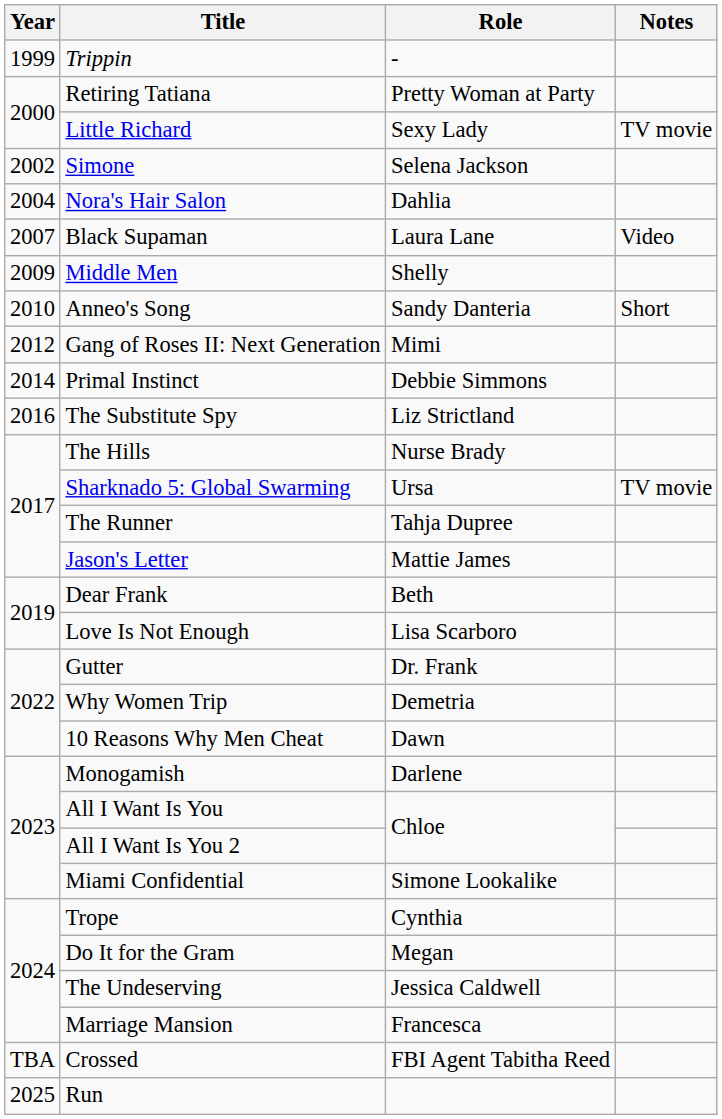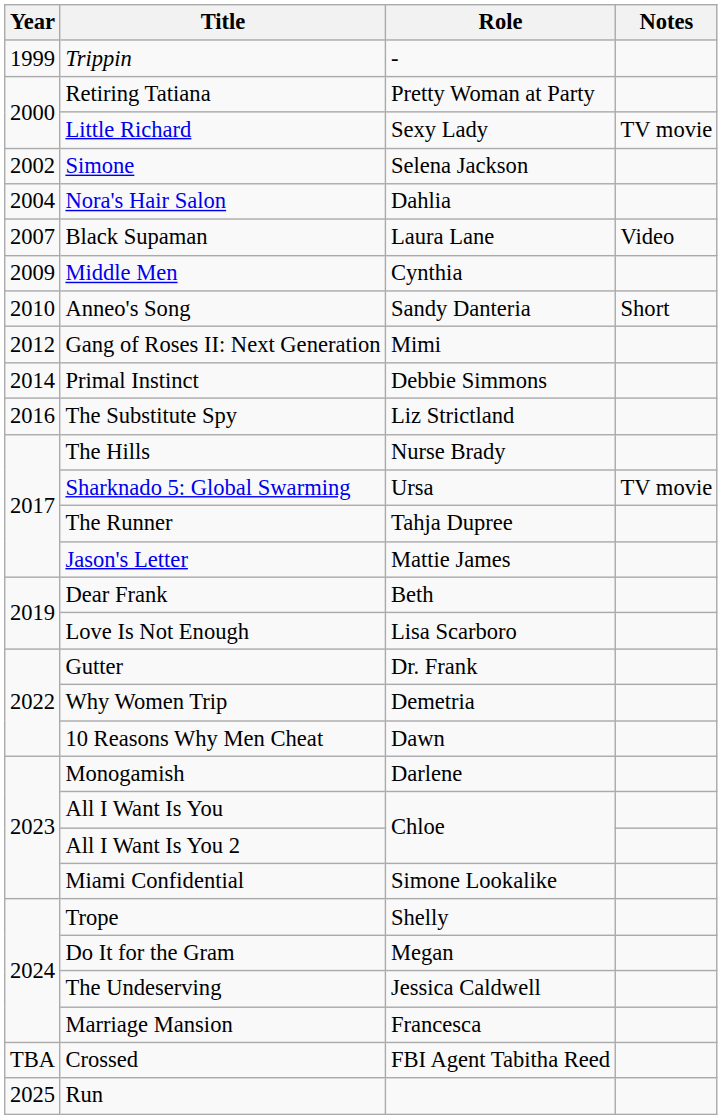(420, 272) Shelly -> (427, 272) Cynthia
(427, 916) Cynthia -> (420, 916) Shelly
